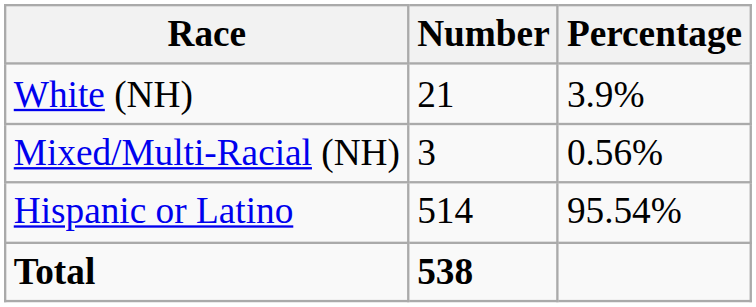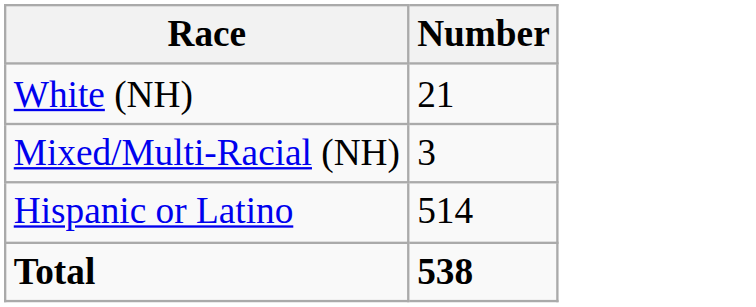- column: (655, 34)
